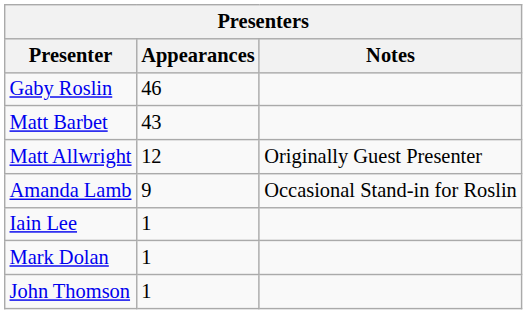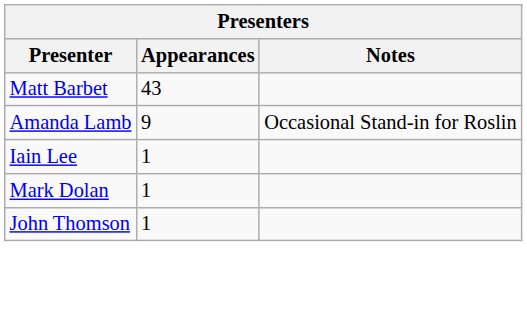- row: (61, 89)
- row: (71, 156)
